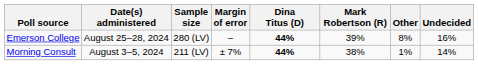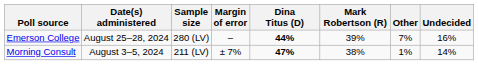(405, 38) 8% -> (405, 38) 7%
(285, 53) 44% -> (285, 53) 47%
